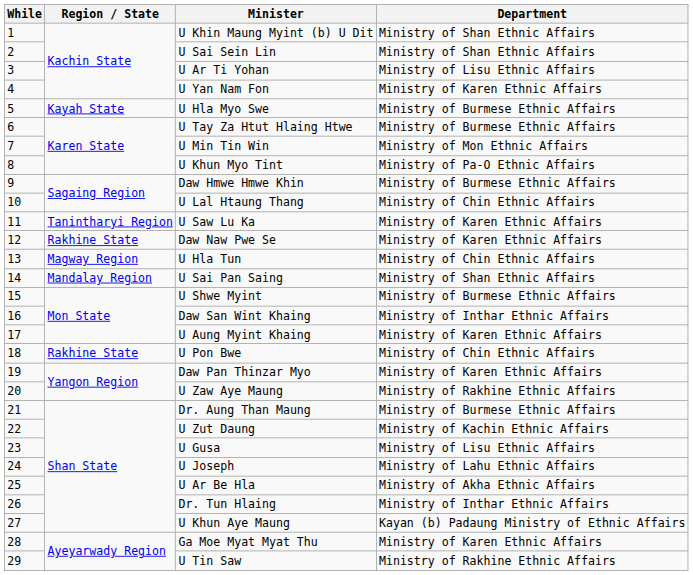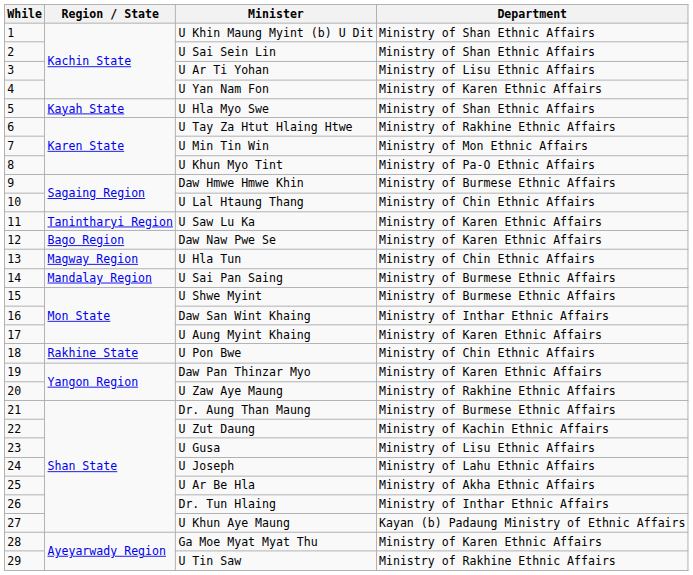(497, 108) Ministry of Burmese Ethnic Affairs -> (487, 108) Ministry of Shan Ethnic Affairs
(497, 127) Ministry of Burmese Ethnic Affairs -> (497, 127) Ministry of Rakhine Ethnic Affairs
(93, 240) Rakhine State -> (86, 240) Bago Region
(487, 278) Ministry of Shan Ethnic Affairs -> (497, 278) Ministry of Burmese Ethnic Affairs
